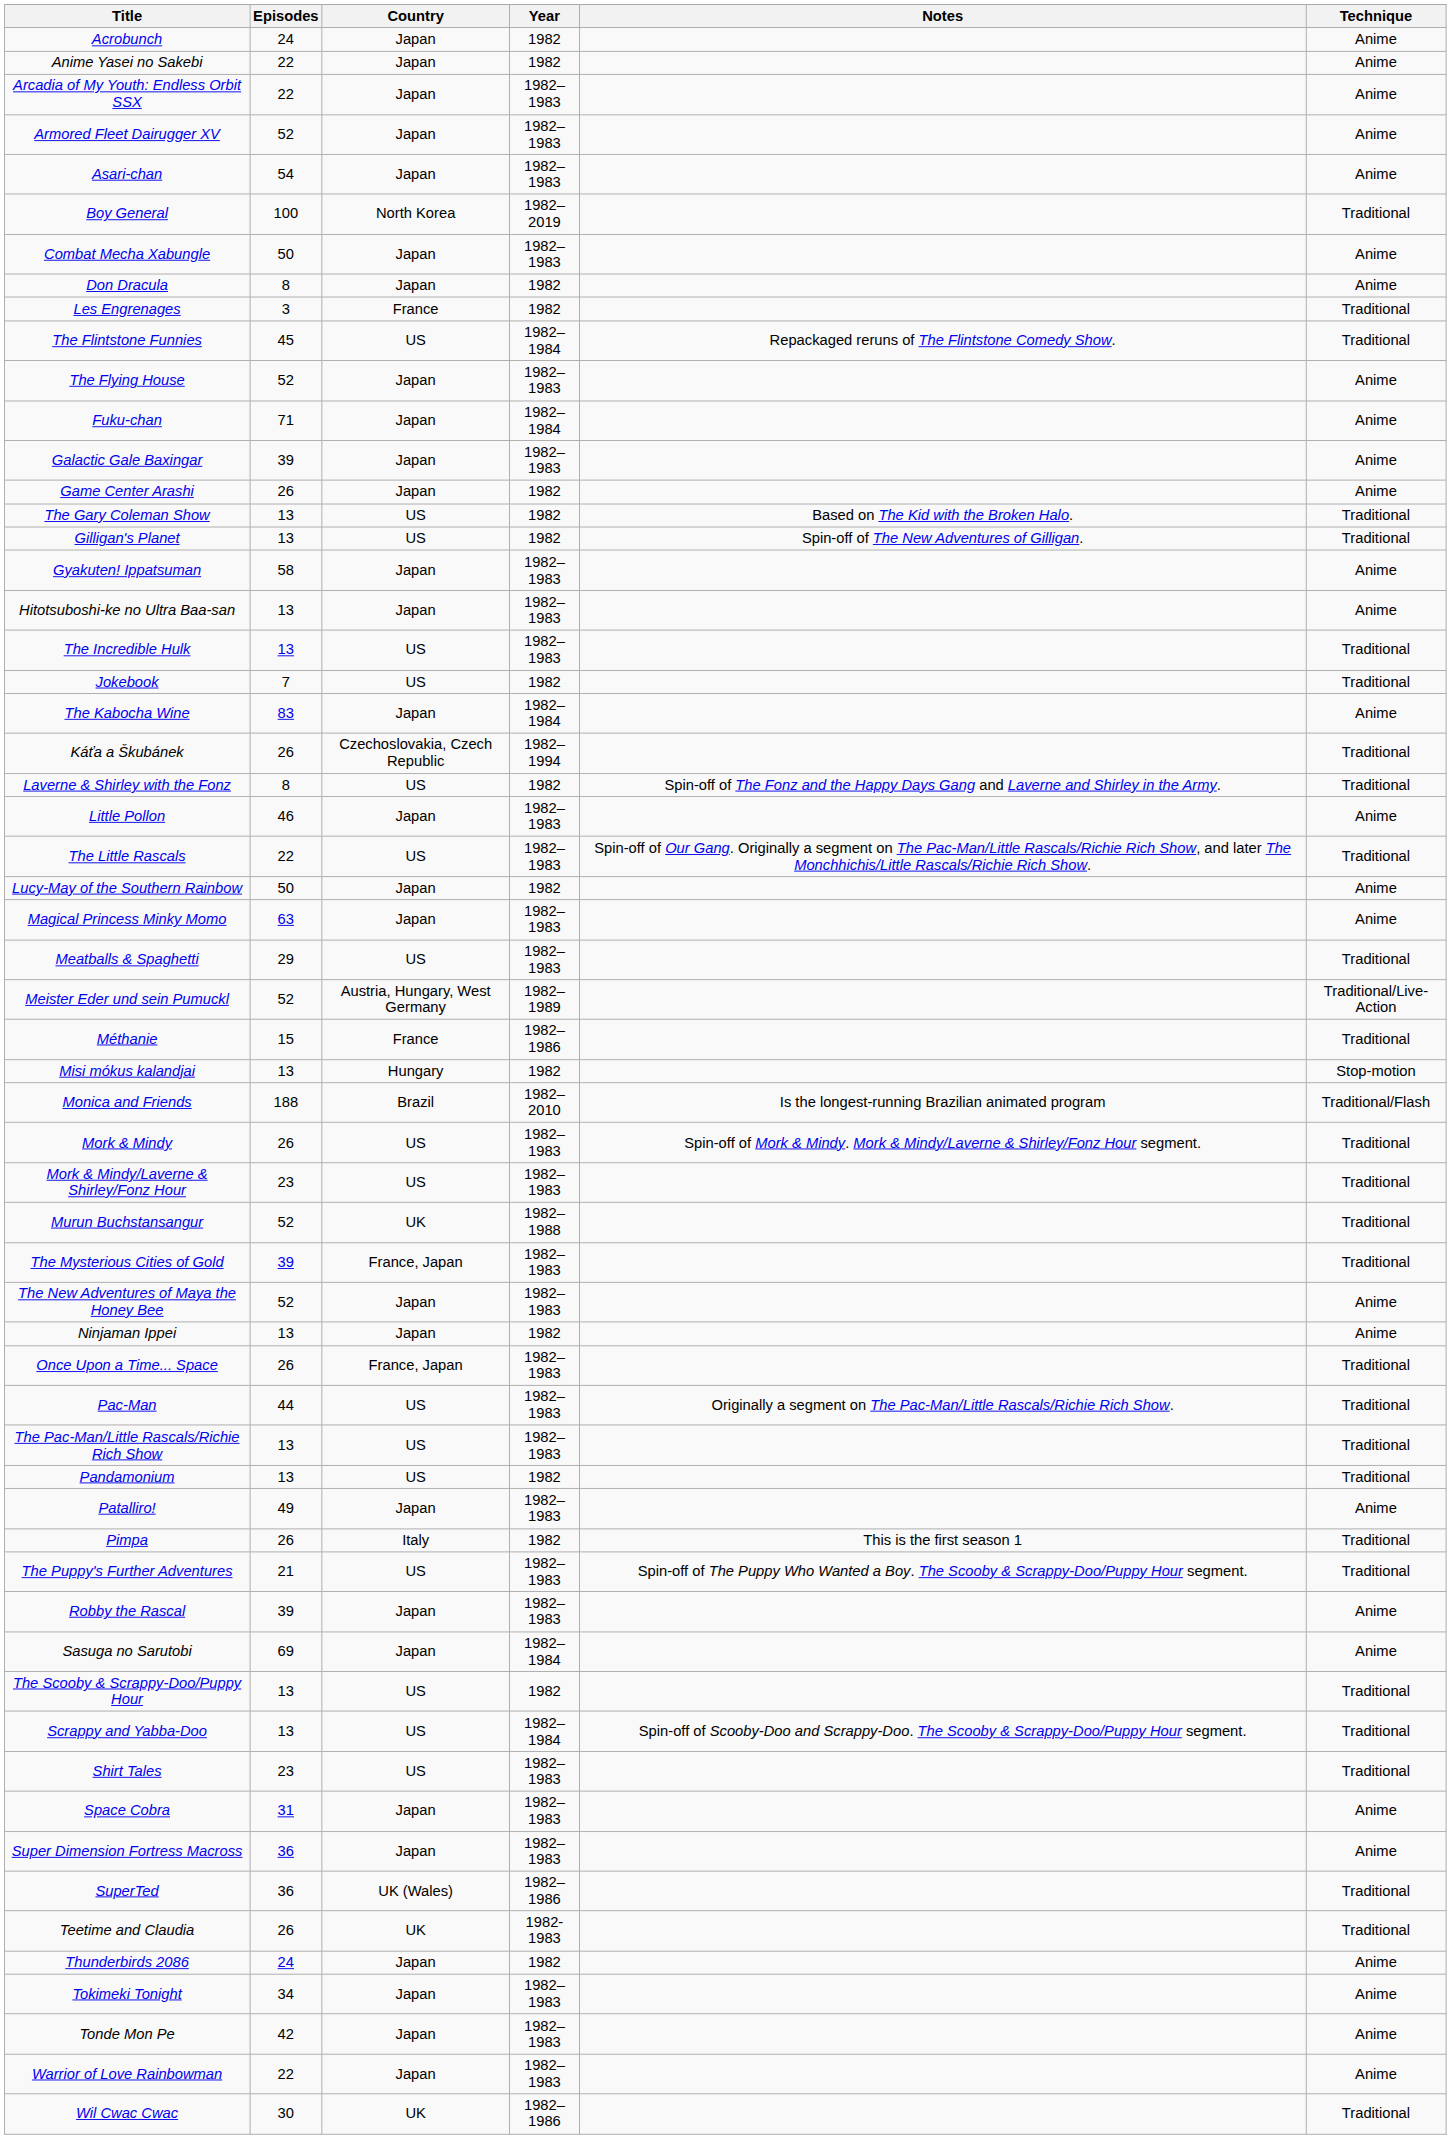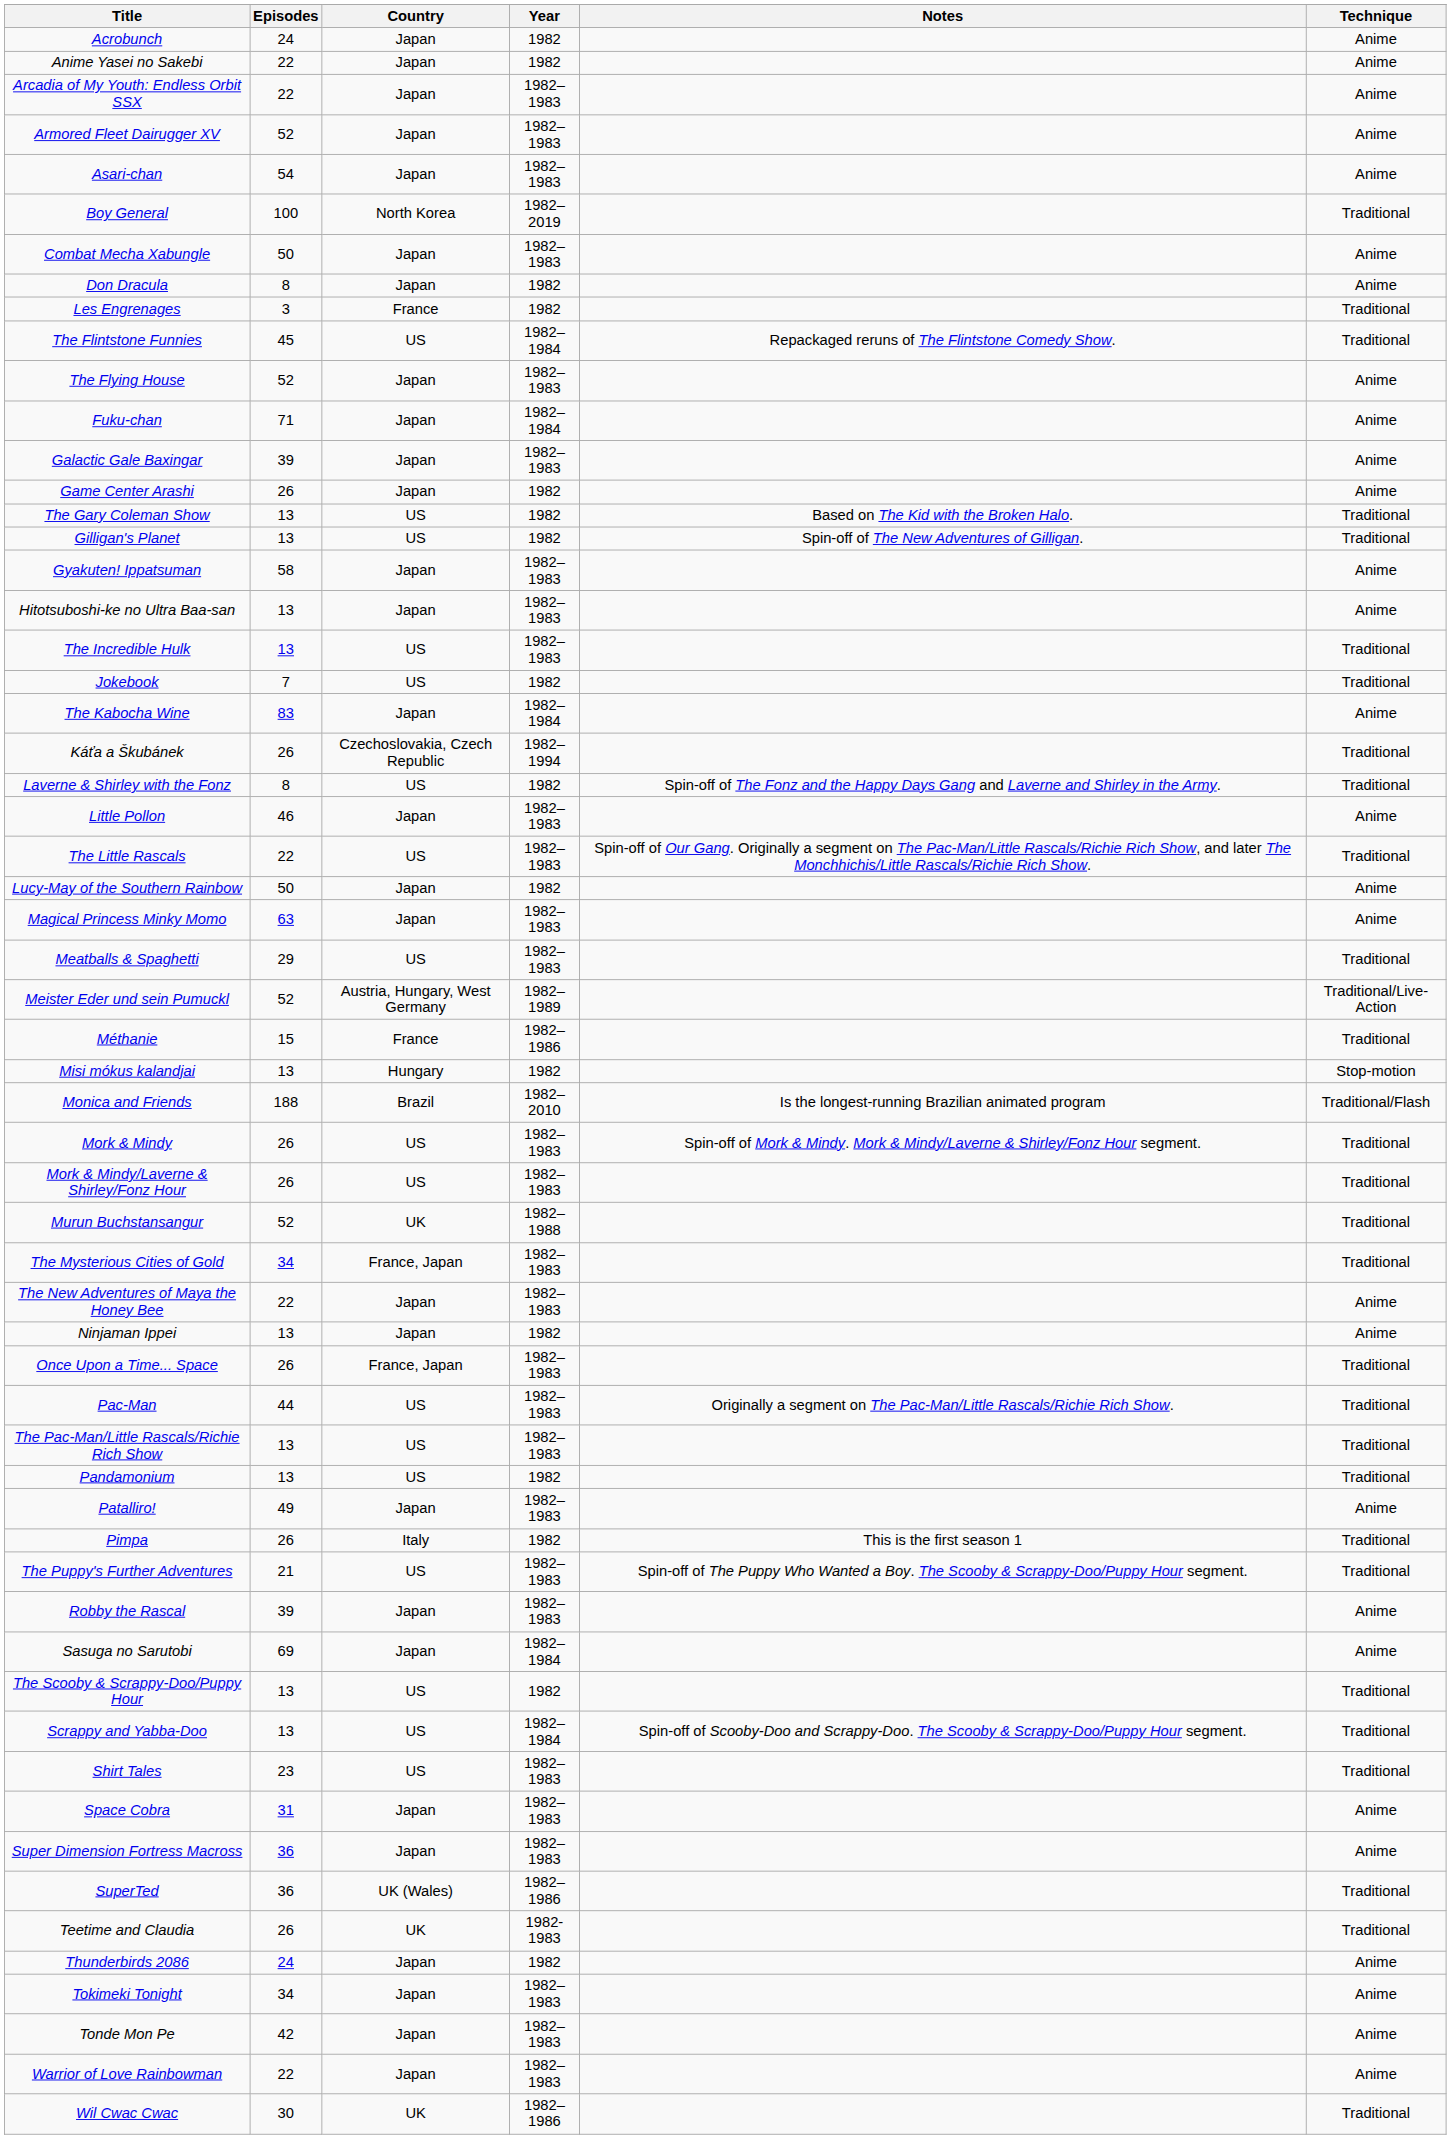(286, 1182) 23 -> (286, 1182) 26
(286, 1262) 39 -> (286, 1262) 34
(286, 1302) 52 -> (286, 1302) 22
